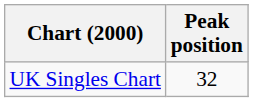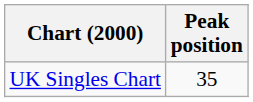(207, 79) 32 -> (207, 79) 35
